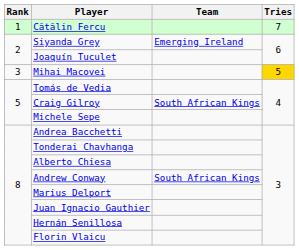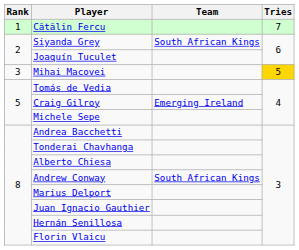(199, 42) Emerging Ireland -> (207, 42) South African Kings
(207, 102) South African Kings -> (199, 102) Emerging Ireland
